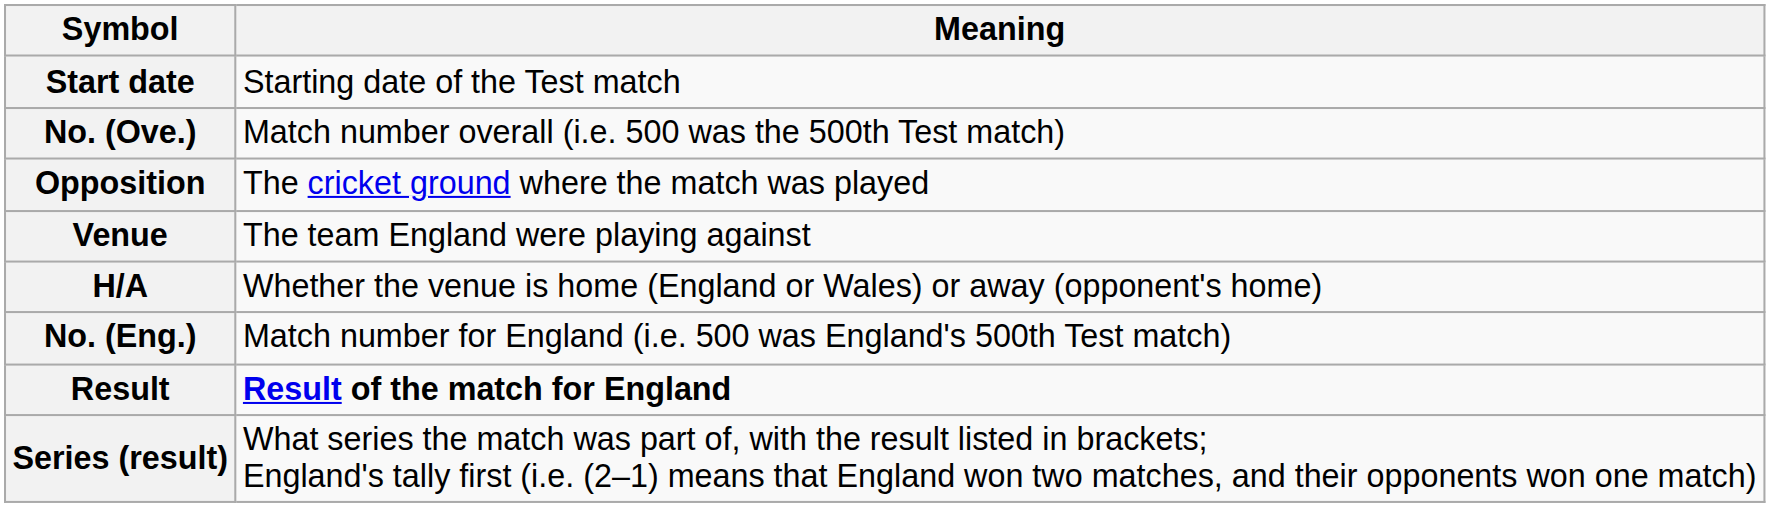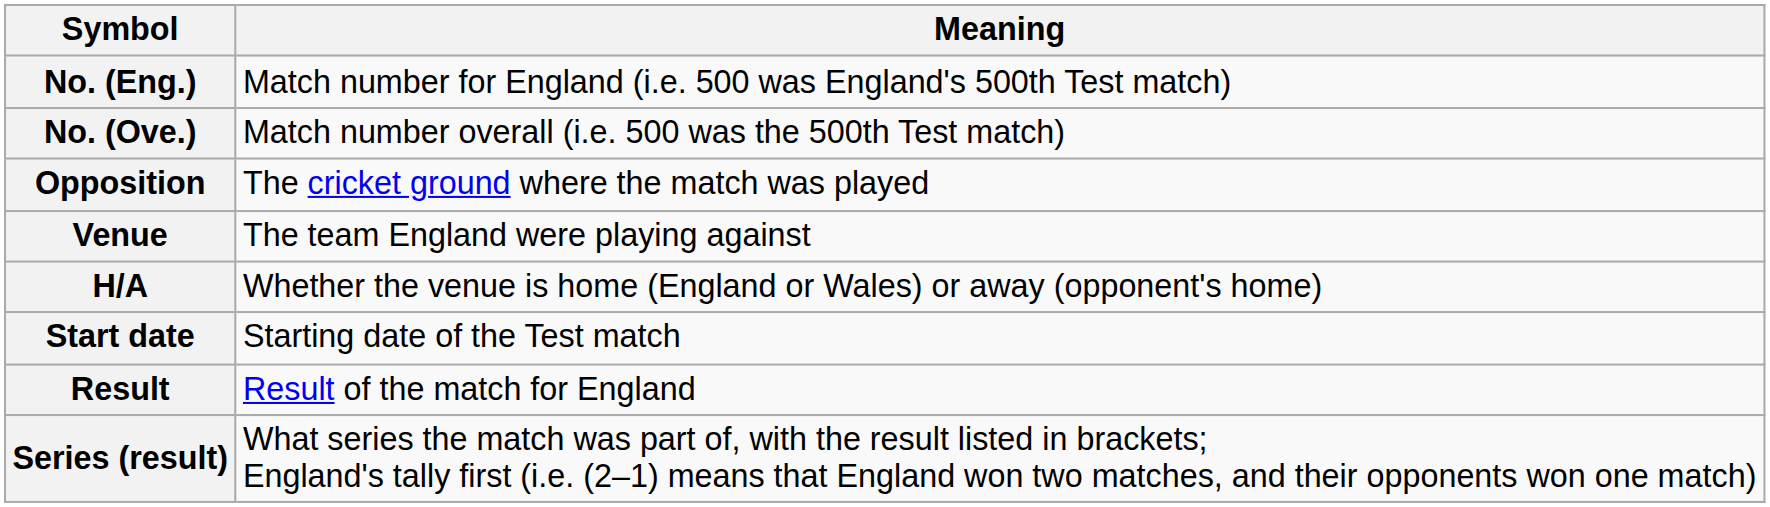rows swapped: (120, 337) <-> (120, 81)
(487, 388) bold -> (469, 388) normal
